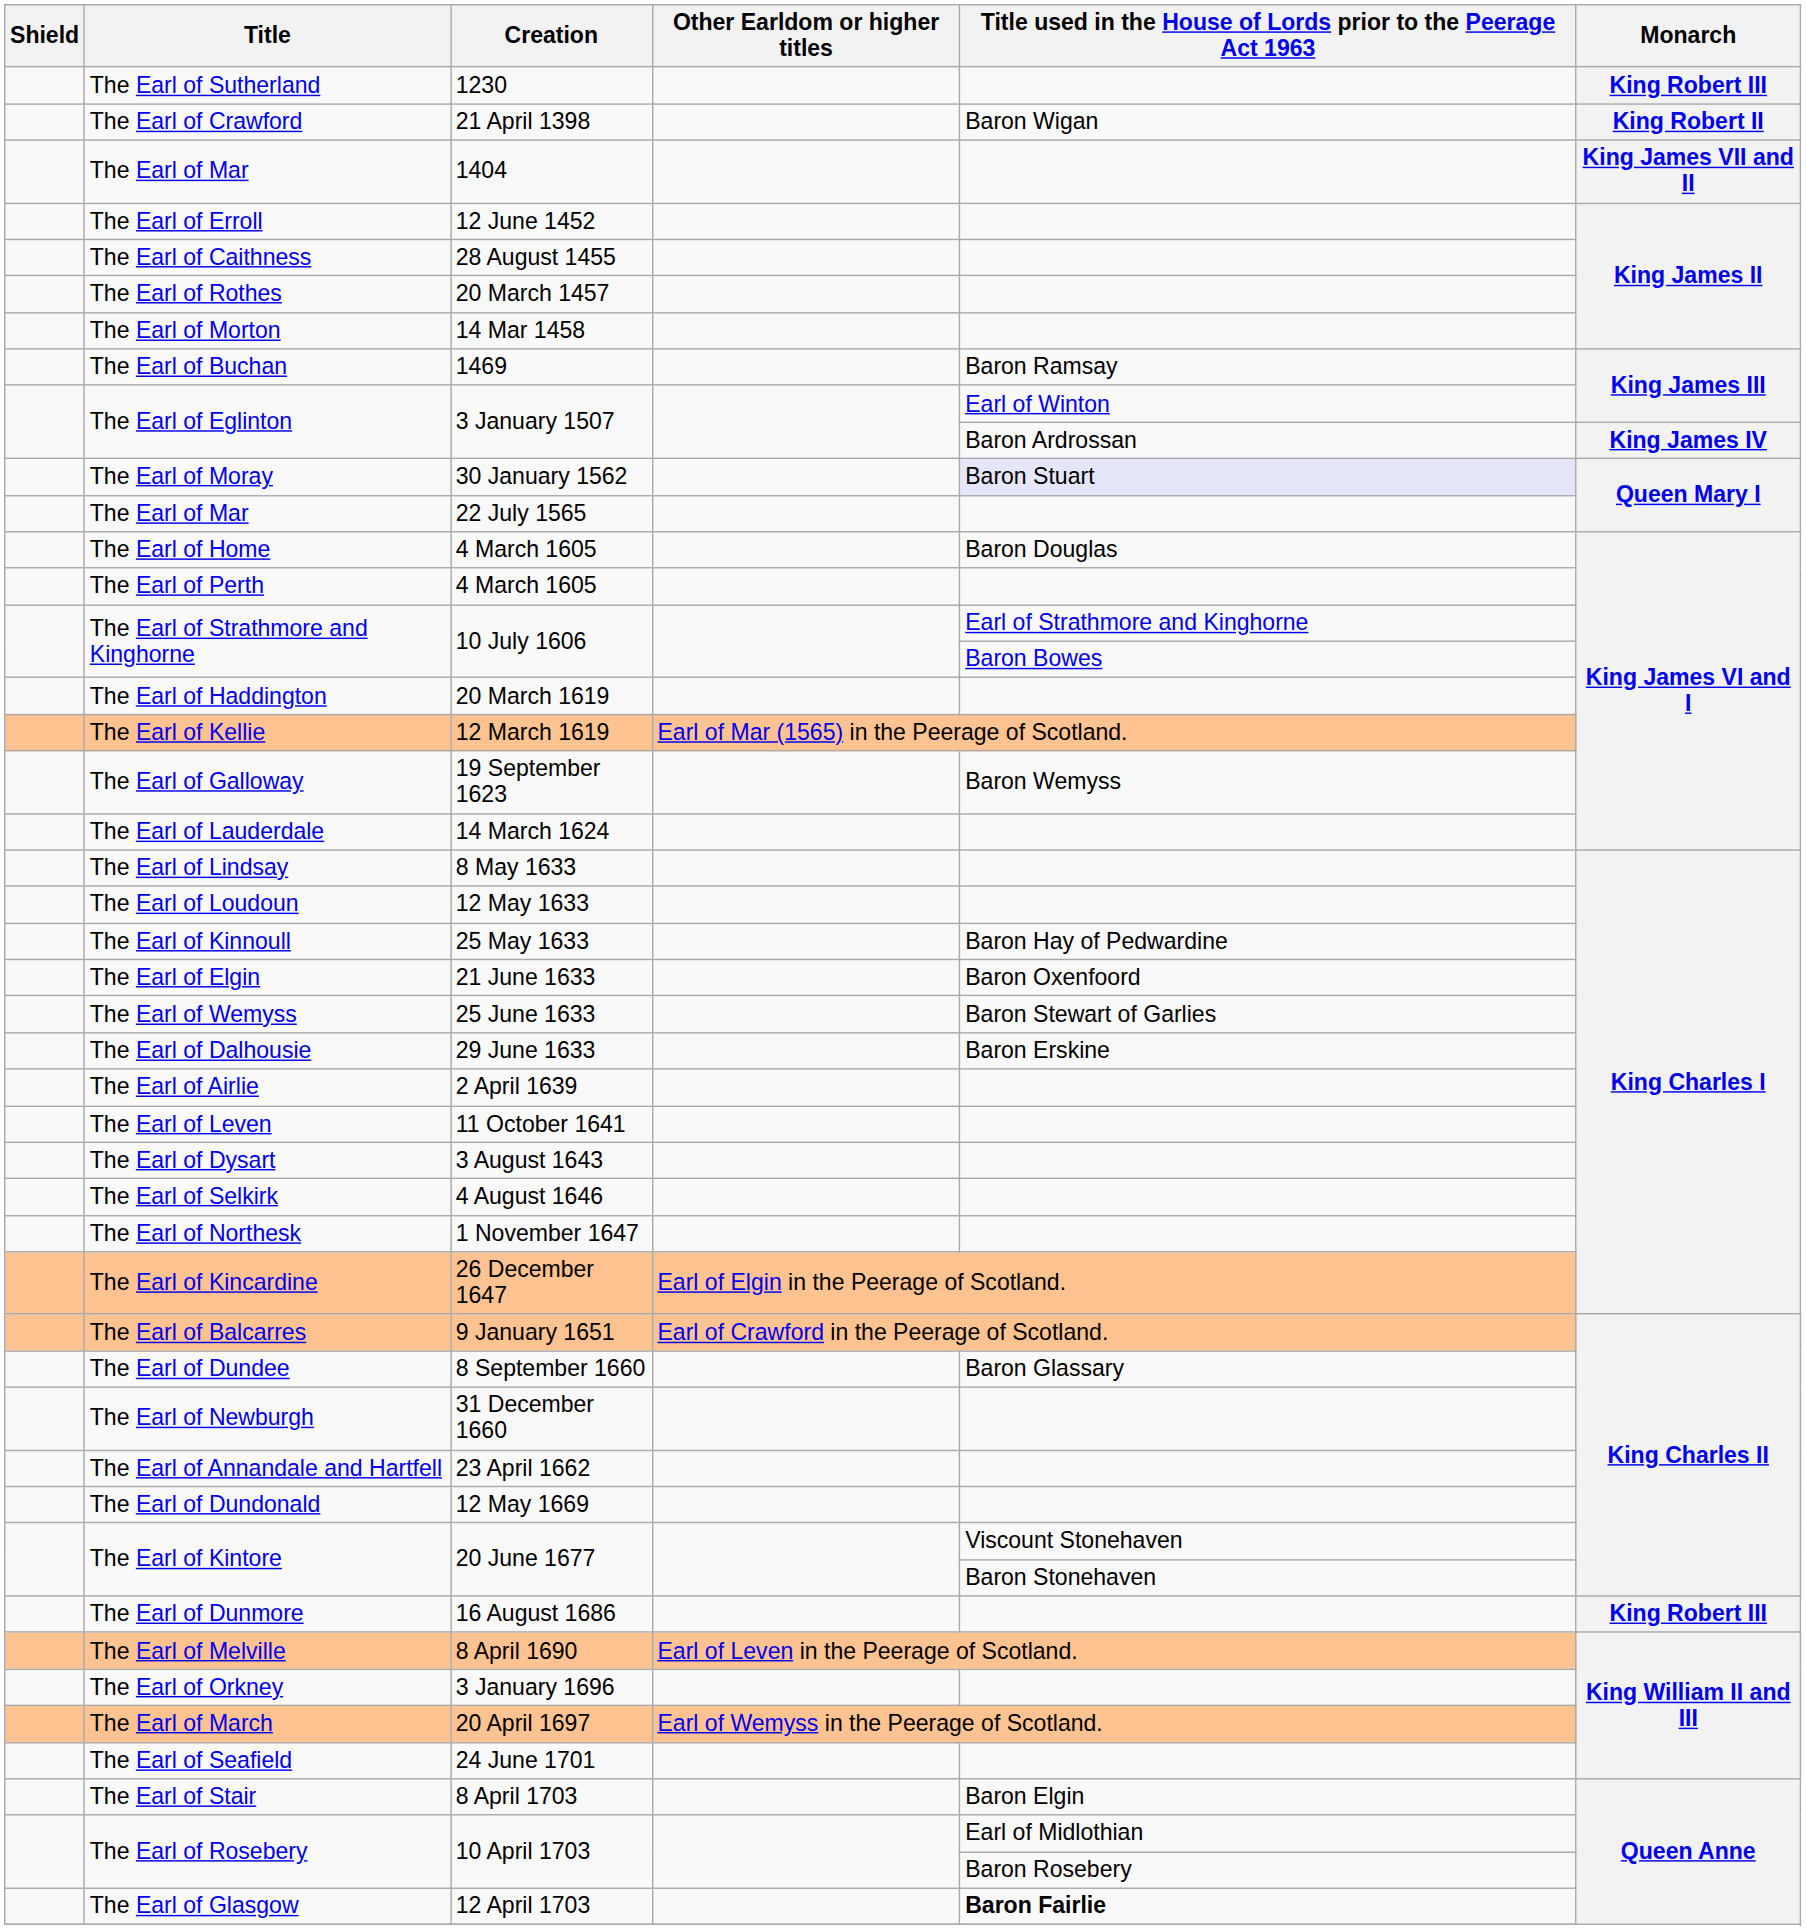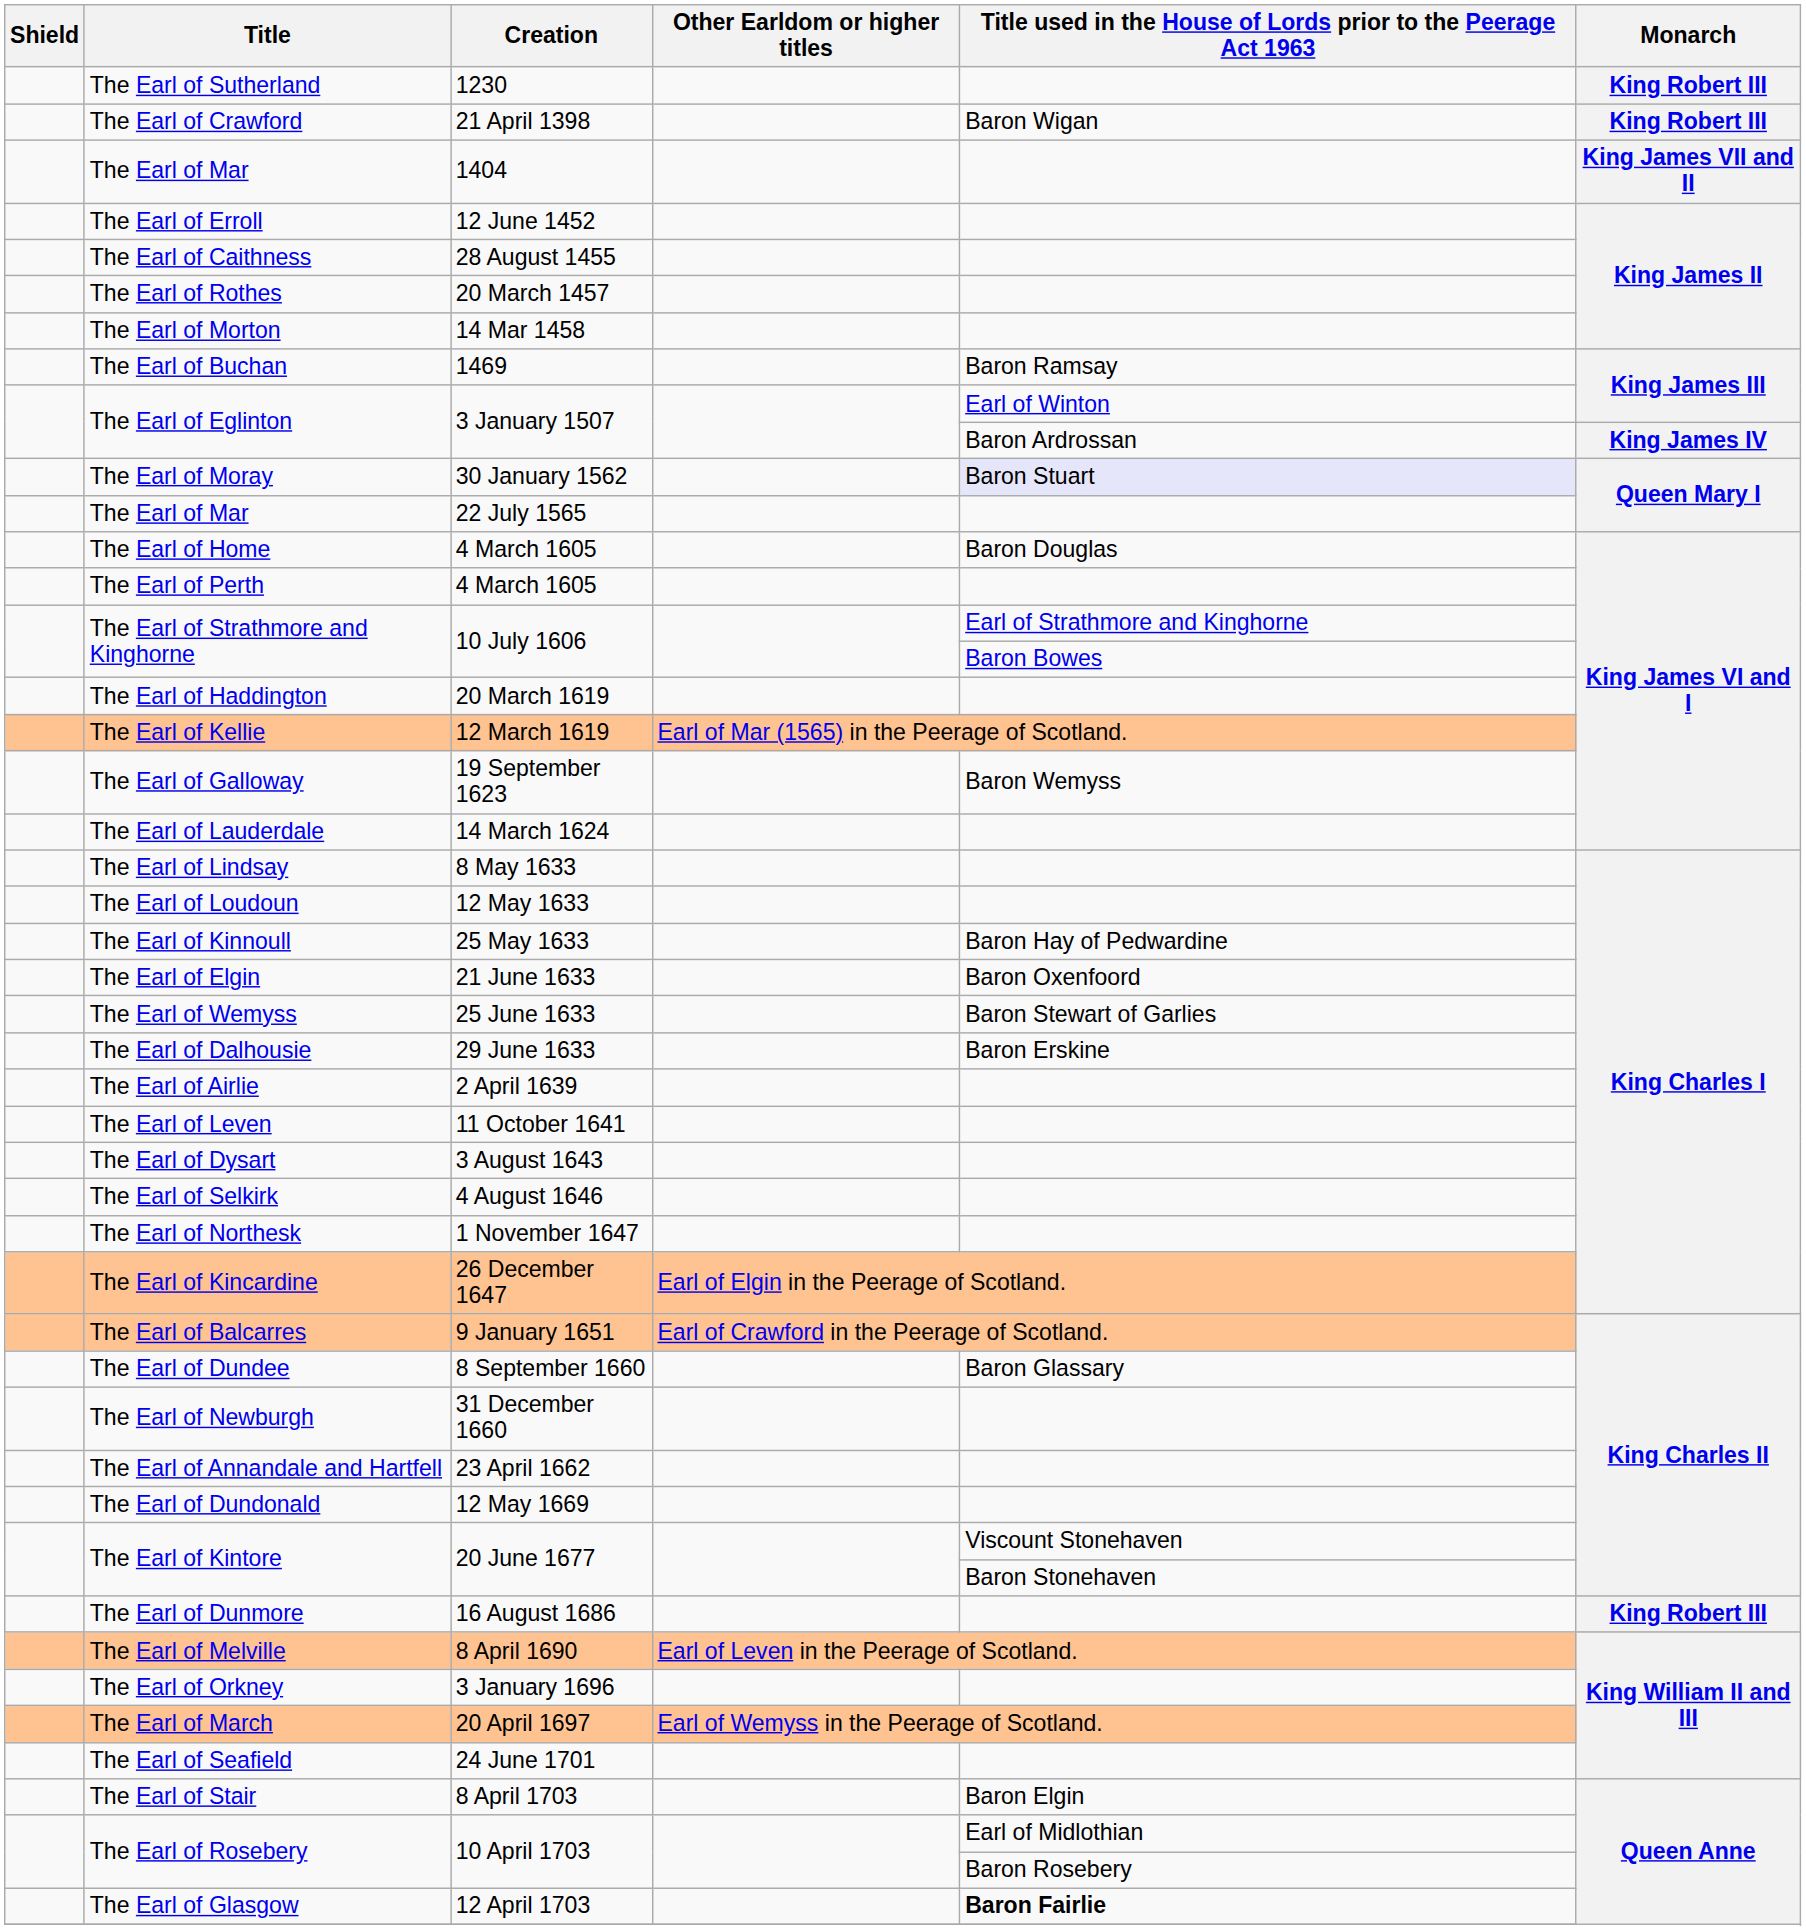(1688, 121) King Robert II -> (1688, 121) King Robert III
